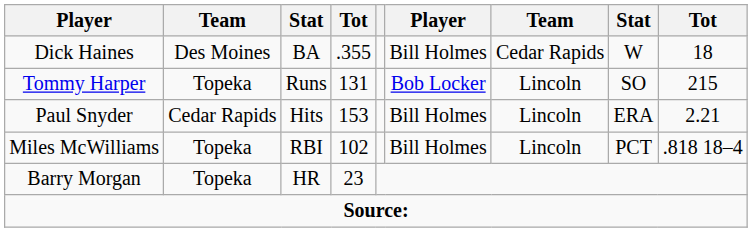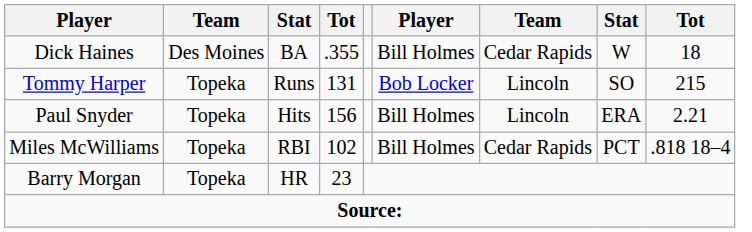(222, 115) Cedar Rapids -> (216, 115) Topeka
(354, 115) 153 -> (341, 115) 156
(550, 147) Lincoln -> (538, 147) Cedar Rapids
